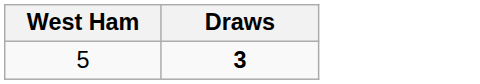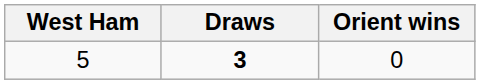+ column: (397, 23)
